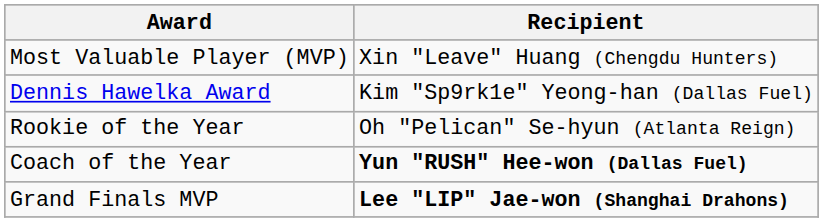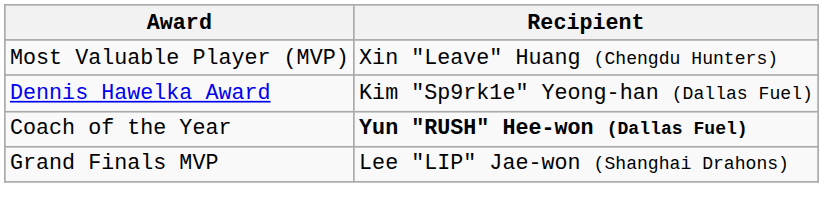- row: (127, 129)
(574, 199) bold -> (574, 164) normal
